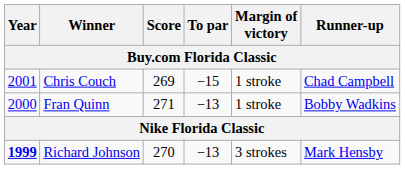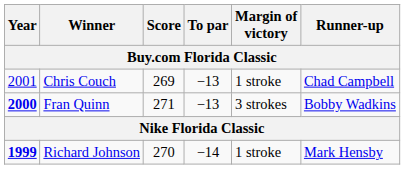(208, 81) −15 -> (208, 81) −13
(22, 105) normal -> (22, 105) bold
(258, 105) 1 stroke -> (261, 105) 3 strokes
(208, 152) −13 -> (208, 152) −14
(261, 152) 3 strokes -> (258, 152) 1 stroke
